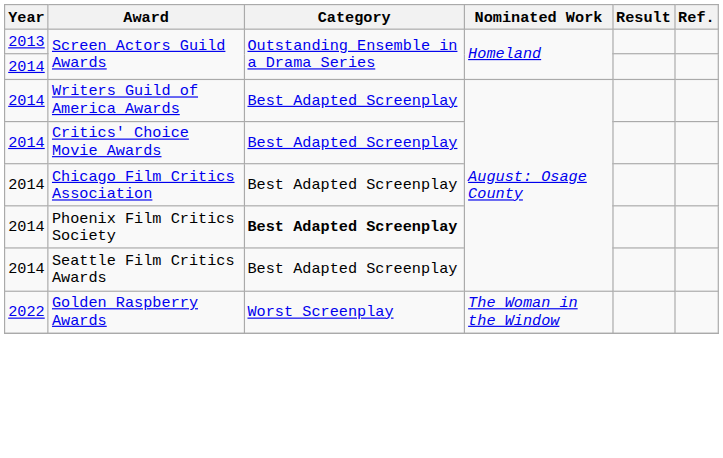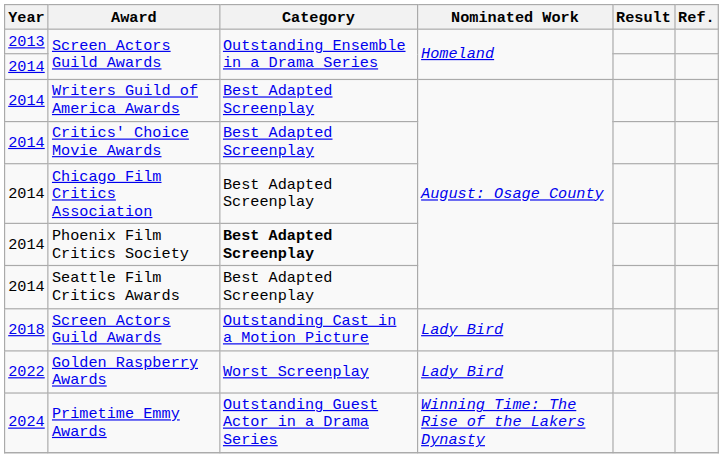+ row: (26, 329)
(523, 312) The Woman in the Window -> (462, 372) Lady Bird
+ row: (26, 423)
